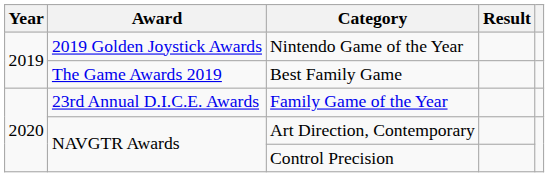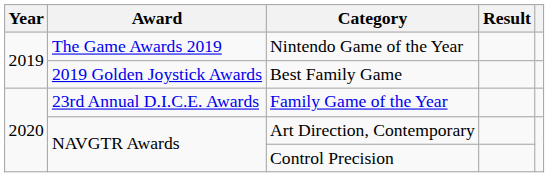(157, 46) 2019 Golden Joystick Awards -> (137, 46) The Game Awards 2019
(137, 74) The Game Awards 2019 -> (157, 74) 2019 Golden Joystick Awards
